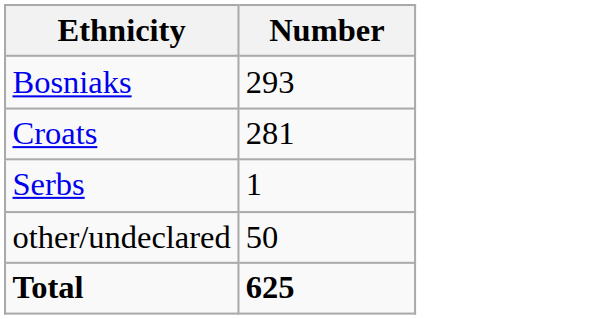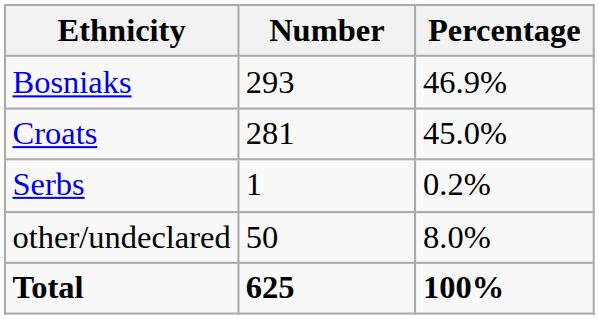+ column: (504, 30)
